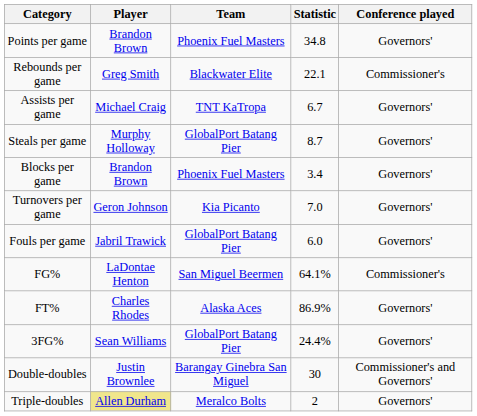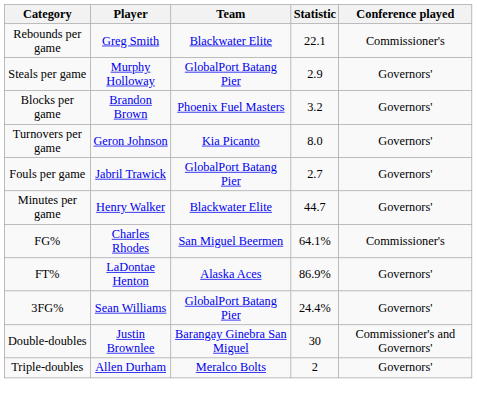- row: (47, 40)
- row: (47, 107)
(315, 140) 8.7 -> (315, 74) 2.9
(315, 174) 3.4 -> (315, 107) 3.2
(315, 207) 7.0 -> (315, 140) 8.0
(315, 241) 6.0 -> (315, 174) 2.7
+ row: (47, 207)
(131, 274) LaDontae Henton -> (131, 241) Charles Rhodes
(131, 307) Charles Rhodes -> (131, 274) LaDontae Henton
(131, 401) khaki background -> (131, 367) no background
